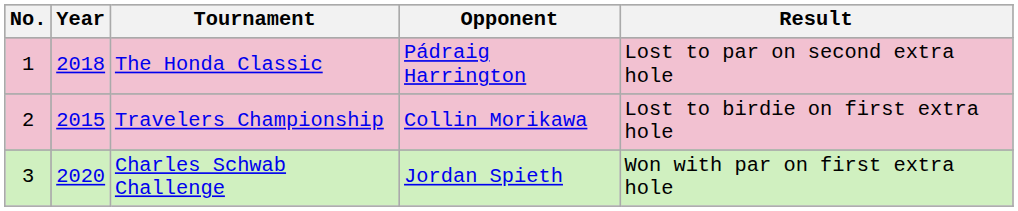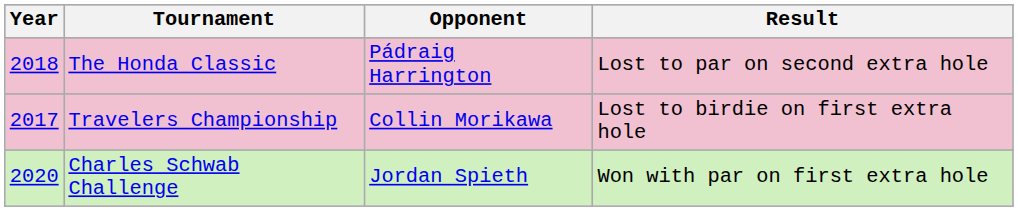- column: (28, 22)
(81, 122) 2015 -> (34, 122) 2017
